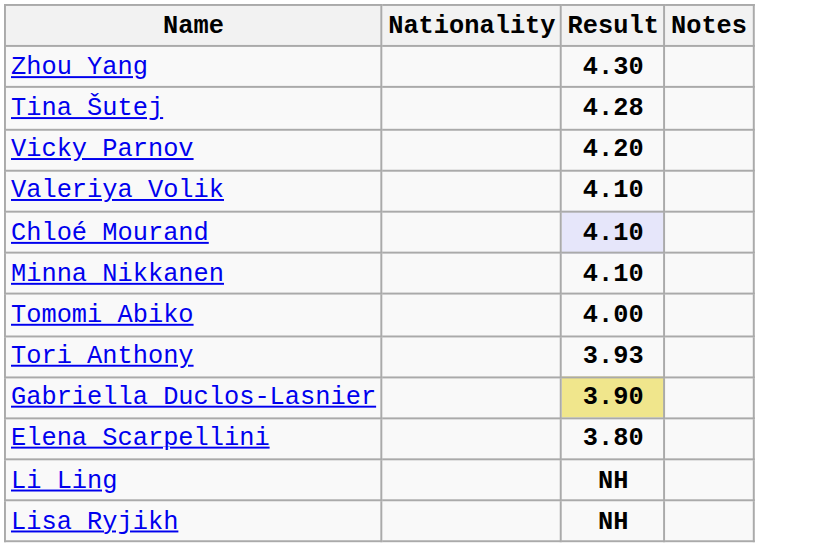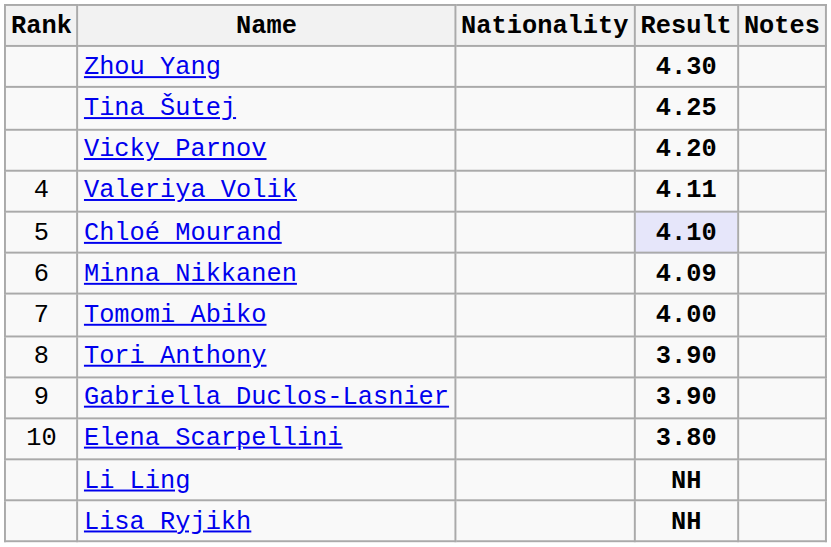+ column: (41, 26)
(613, 108) 4.28 -> (686, 108) 4.25
(613, 191) 4.10 -> (686, 191) 4.11
(613, 274) 4.10 -> (686, 274) 4.09
(613, 356) 3.93 -> (686, 356) 3.90
(613, 397) khaki background -> (686, 397) no background
